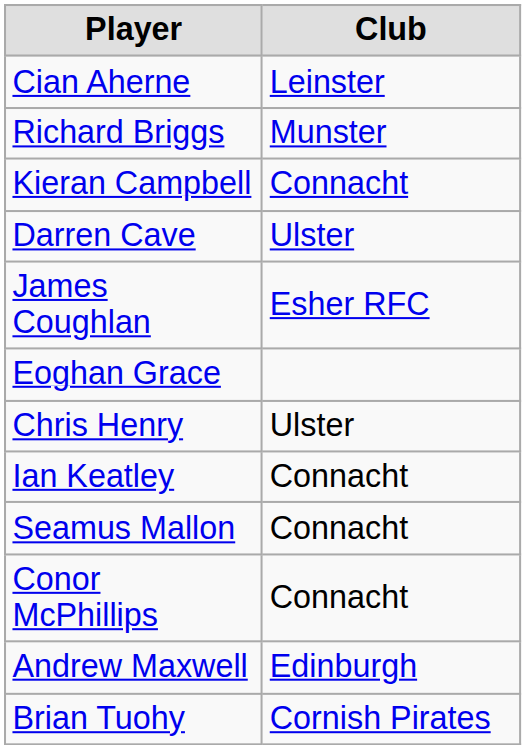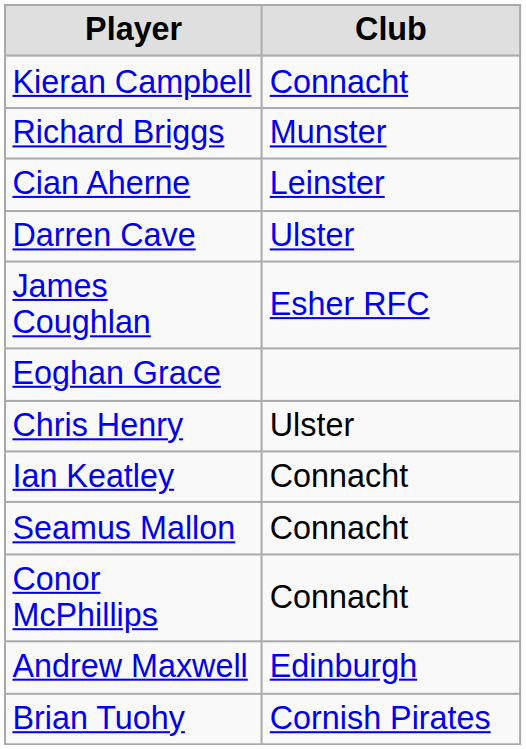rows swapped: (101, 81) <-> (132, 183)
